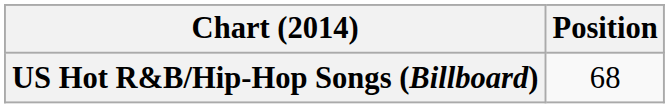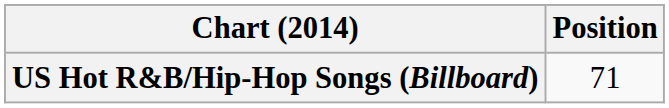(605, 77) 68 -> (605, 77) 71
